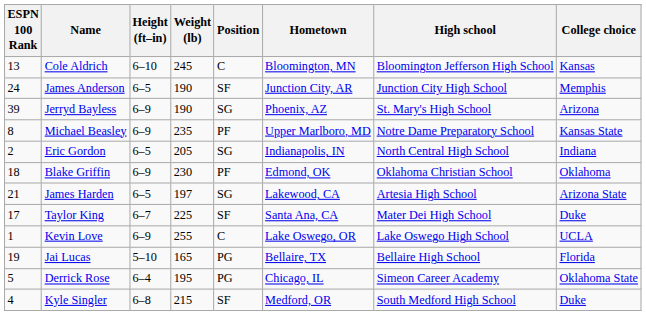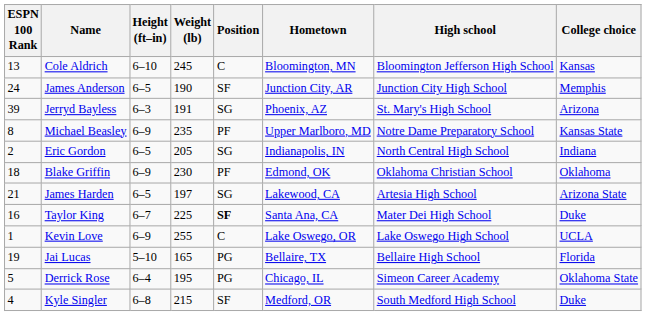(142, 109) 6–9 -> (142, 109) 6–3
(183, 109) 190 -> (183, 109) 191
(14, 215) 17 -> (14, 215) 16
(224, 215) normal -> (224, 215) bold
